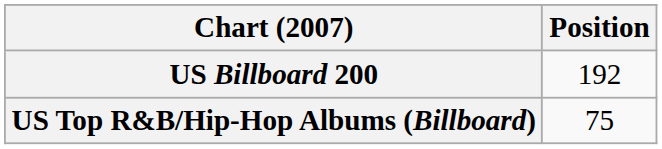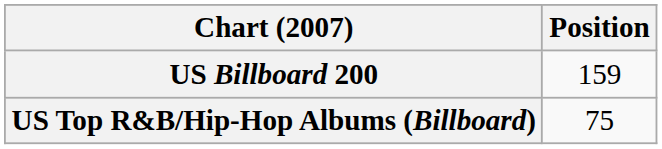(600, 73) 192 -> (600, 73) 159
